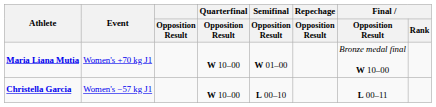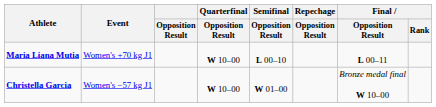(271, 65) W 01–00 -> (271, 60) L 00–10
(373, 60) Bronze medal final W 10–00 -> (373, 60) L 00–11
(271, 95) L 00–10 -> (271, 90) W 01–00
(373, 95) L 00–11 -> (373, 85) Bronze medal final W 10–00
